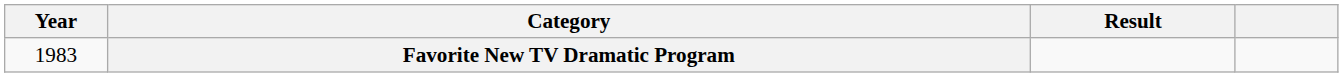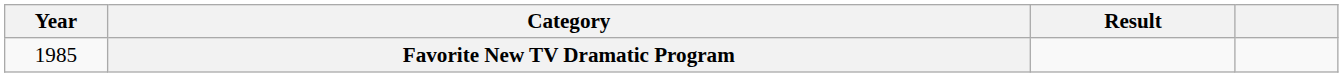(56, 54) 1983 -> (56, 54) 1985
